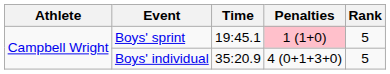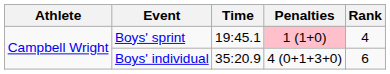(365, 37) 5 -> (365, 37) 4
(365, 59) 5 -> (365, 59) 6
